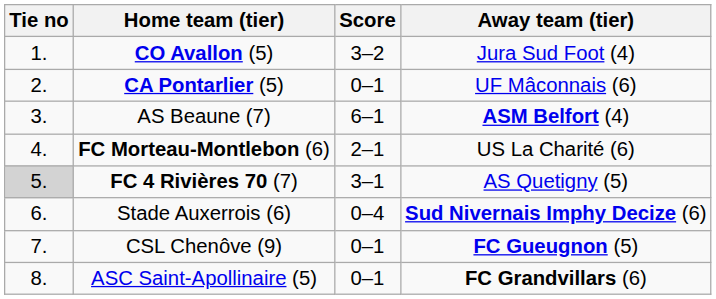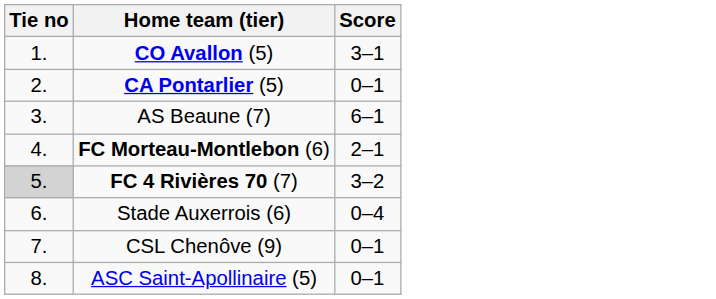- column: (556, 20)
(367, 52) 3–2 -> (367, 52) 3–1
(367, 181) 3–1 -> (367, 181) 3–2
